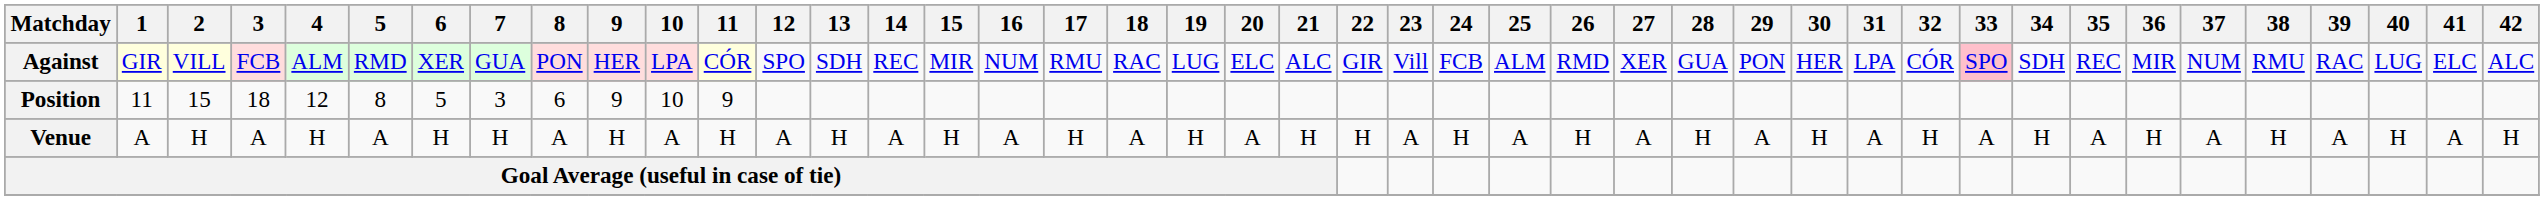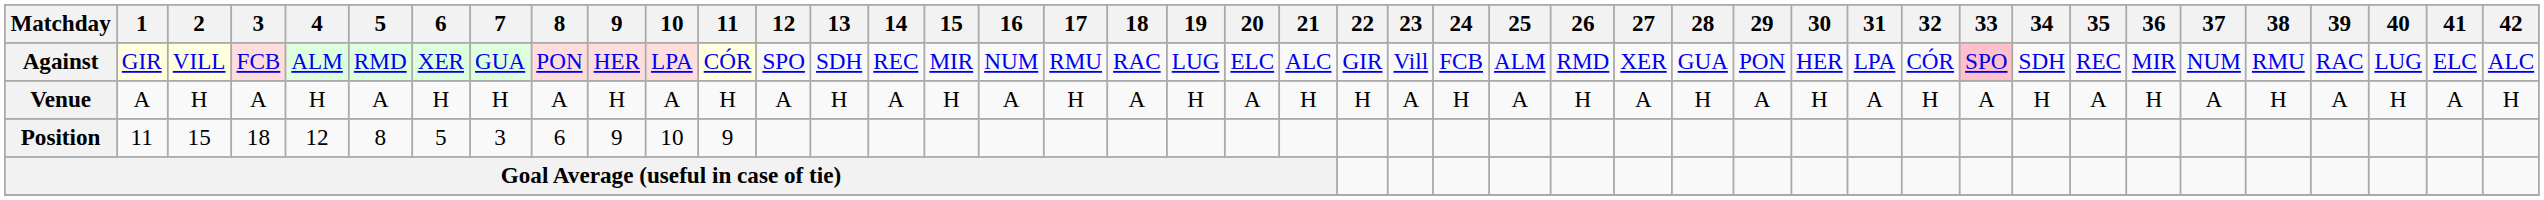rows swapped: (61, 137) <-> (61, 99)
